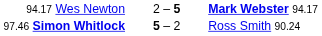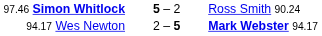rows swapped: (76, 9) <-> (64, 26)
